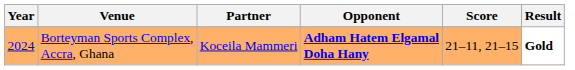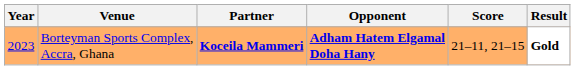(21, 45) 2024 -> (21, 45) 2023
(249, 45) normal -> (252, 45) bold
